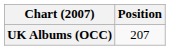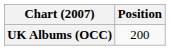(140, 34) 207 -> (140, 34) 200
